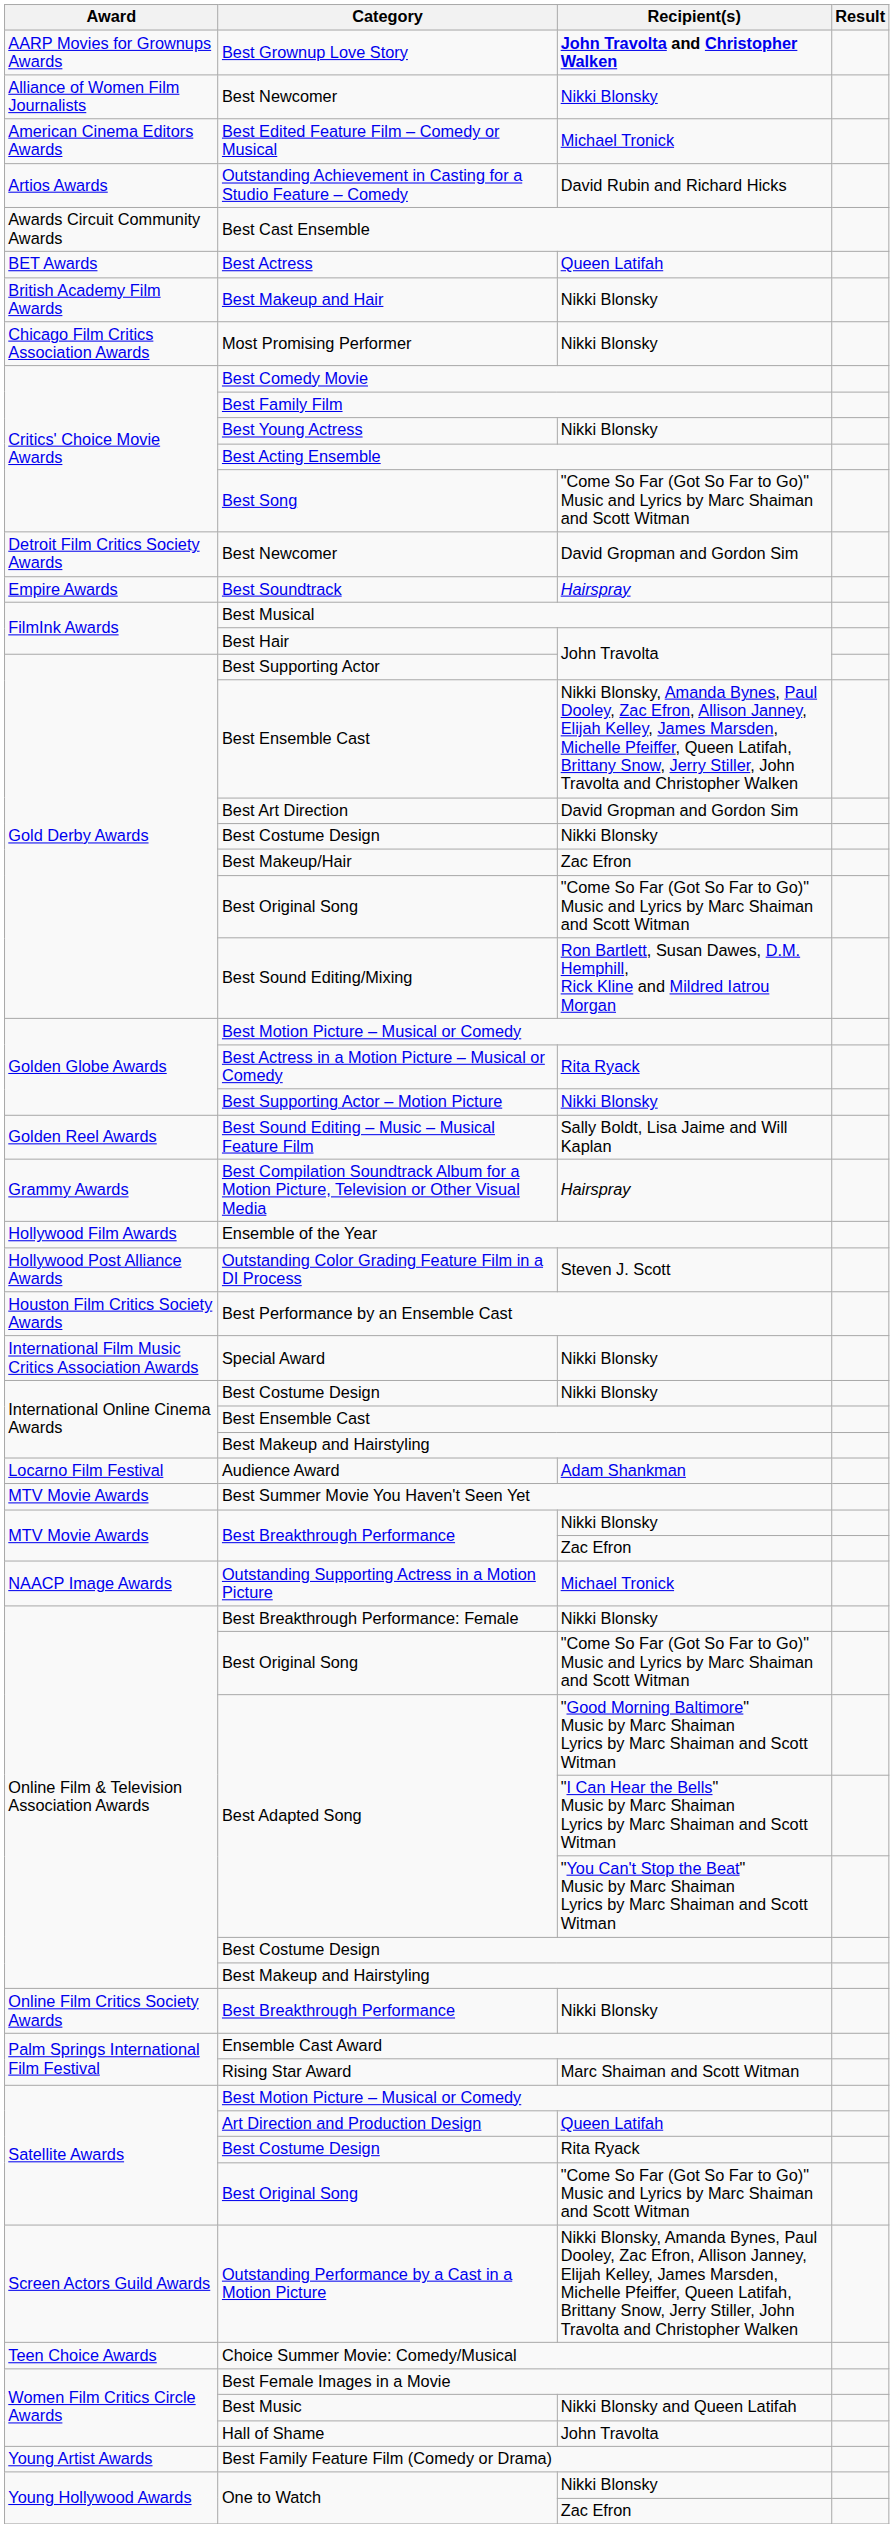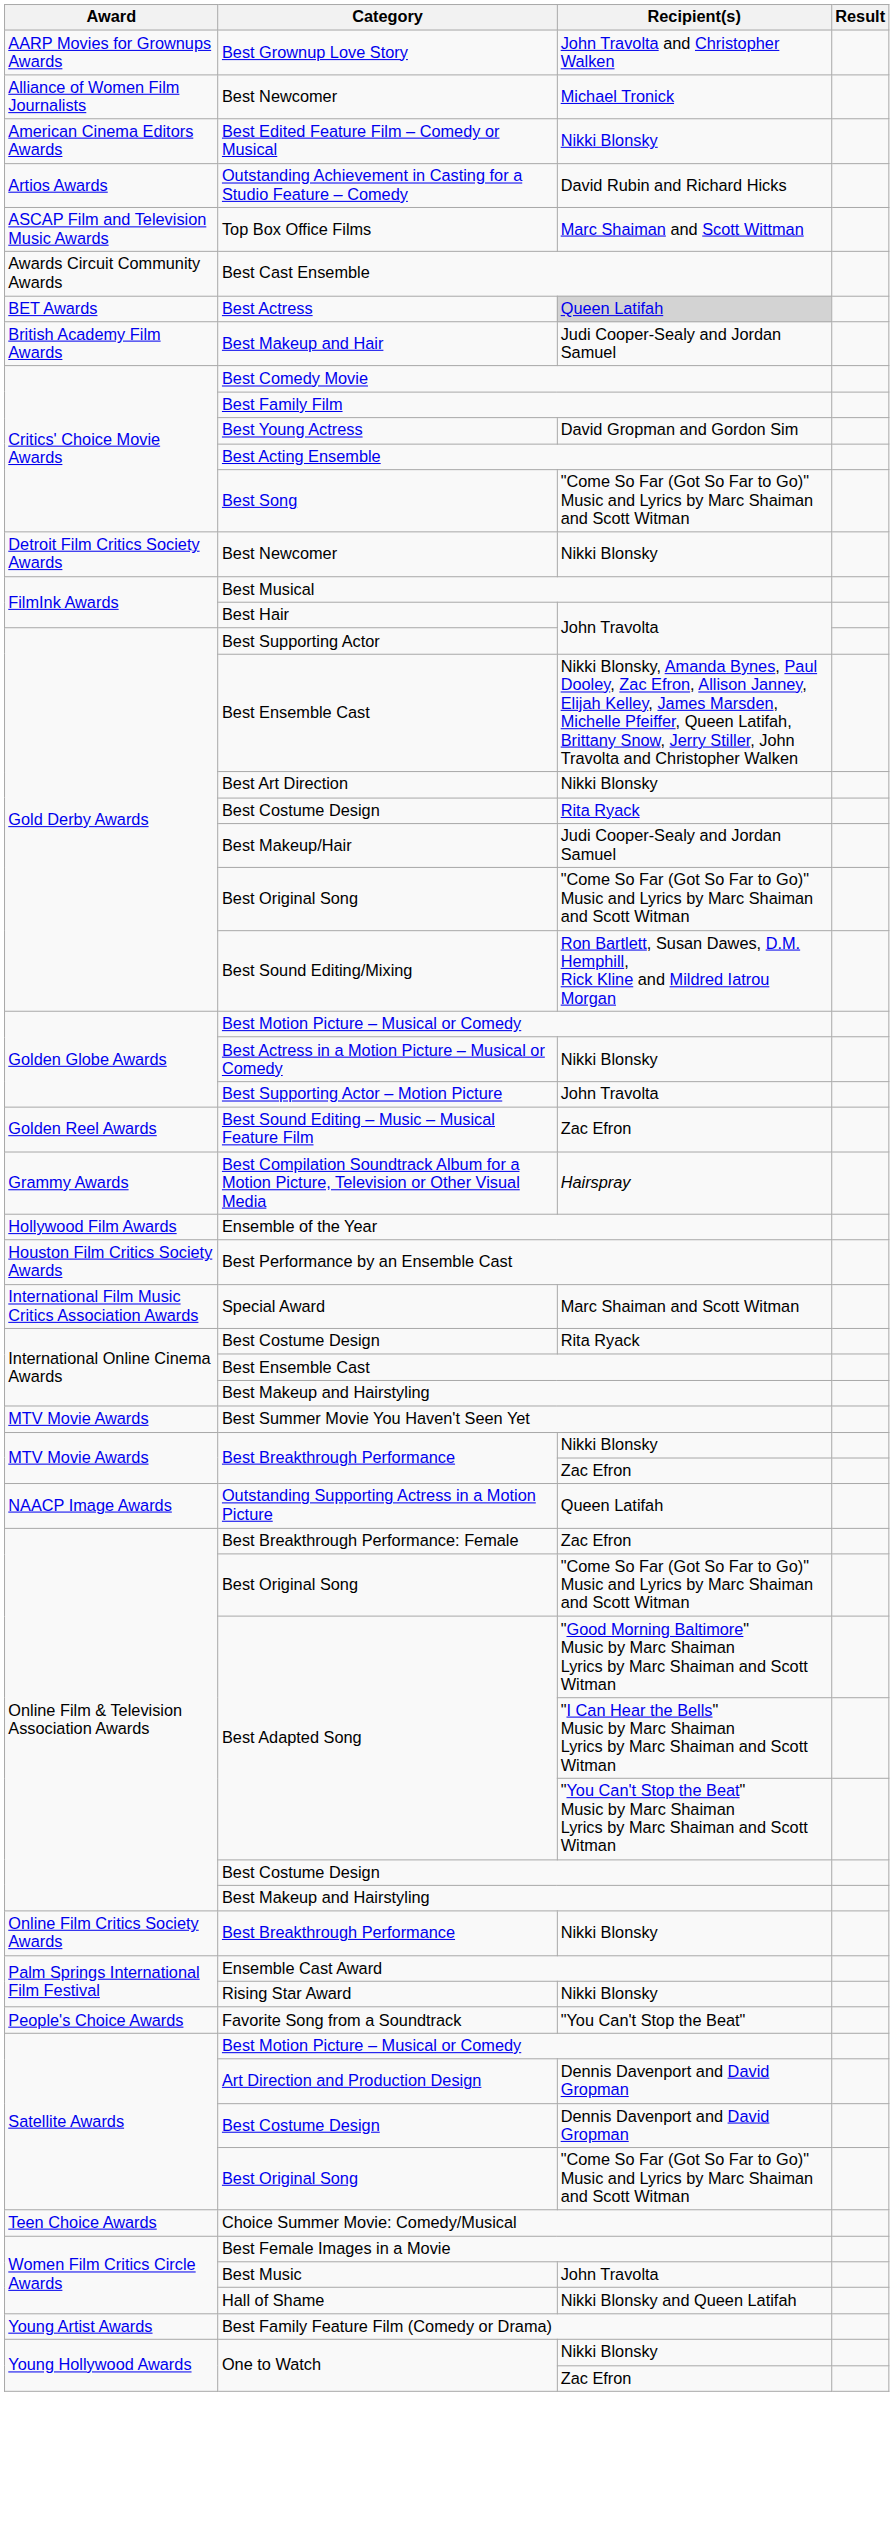(679, 52) bold -> (670, 52) normal
(609, 96) Nikki Blonsky -> (617, 96) Michael Tronick
(617, 140) Michael Tronick -> (609, 140) Nikki Blonsky
+ row: (107, 229)
(612, 264) no background -> (612, 308) lightgrey background
(609, 299) Nikki Blonsky -> (671, 343) Judi Cooper-Sealy and Jordan Samuel
- row: (81, 343)
(609, 430) Nikki Blonsky -> (680, 430) David Gropman and Gordon Sim
(680, 554) David Gropman and Gordon Sim -> (609, 554) Nikki Blonsky
- row: (63, 589)
(680, 810) David Gropman and Gordon Sim -> (609, 784) Nikki Blonsky
(609, 836) Nikki Blonsky -> (600, 810) Rita Ryack
(596, 862) Zac Efron -> (671, 845) Judi Cooper-Sealy and Jordan Samuel
(600, 1066) Rita Ryack -> (609, 1059) Nikki Blonsky
(609, 1101) Nikki Blonsky -> (610, 1094) John Travolta
(674, 1136) Sally Boldt, Lisa Jaime and Will Kaplan -> (596, 1129) Zac Efron
- row: (95, 1269)
(609, 1358) Nikki Blonsky -> (680, 1306) Marc Shaiman and Scott Witman
(609, 1393) Nikki Blonsky -> (600, 1341) Rita Ryack
- row: (86, 1470)
(617, 1583) Michael Tronick -> (612, 1505) Queen Latifah
(609, 1618) Nikki Blonsky -> (596, 1540) Zac Efron
(680, 2071) Marc Shaiman and Scott Witman -> (609, 1994) Nikki Blonsky
+ row: (96, 2020)
(612, 2123) Queen Latifah -> (665, 2081) Dennis Davenport and David Gropman
(600, 2149) Rita Ryack -> (665, 2125) Dennis Davenport and David Gropman
- row: (109, 2283)
(679, 2407) Nikki Blonsky and Queen Latifah -> (610, 2274) John Travolta
(610, 2433) John Travolta -> (679, 2300) Nikki Blonsky and Queen Latifah
